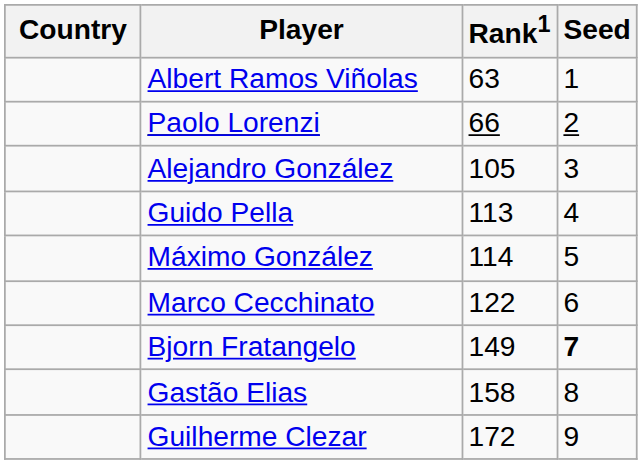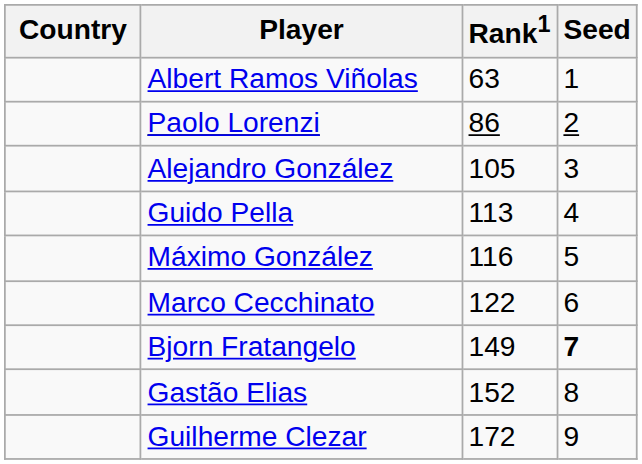(484, 123) 66 -> (484, 123) 86
(491, 257) 114 -> (491, 257) 116
(492, 391) 158 -> (492, 391) 152
